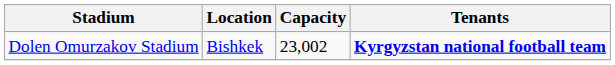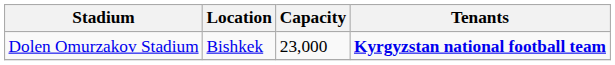(304, 45) 23,002 -> (304, 45) 23,000
